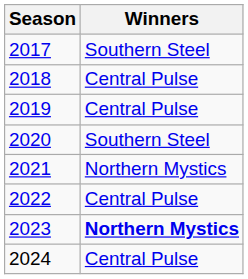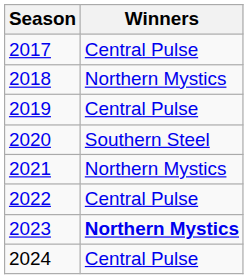(147, 49) Southern Steel -> (141, 49) Central Pulse
(141, 79) Central Pulse -> (156, 79) Northern Mystics
